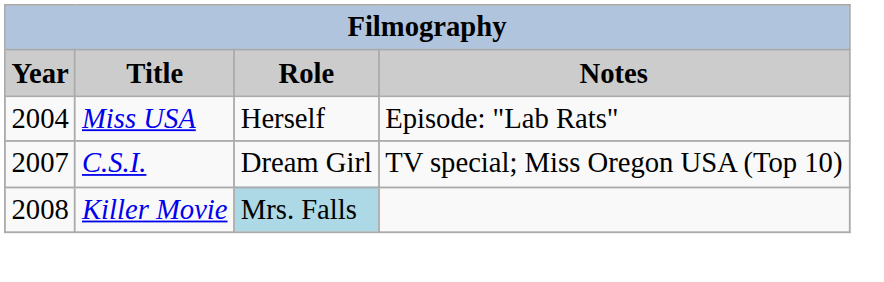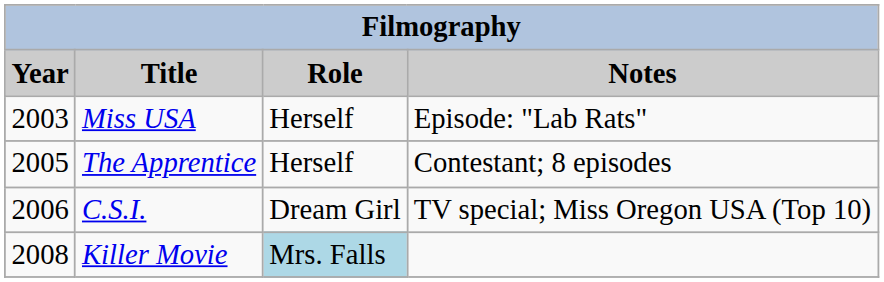(40, 118) 2004 -> (40, 118) 2003
+ row: (169, 163)
(40, 163) 2007 -> (40, 208) 2006
